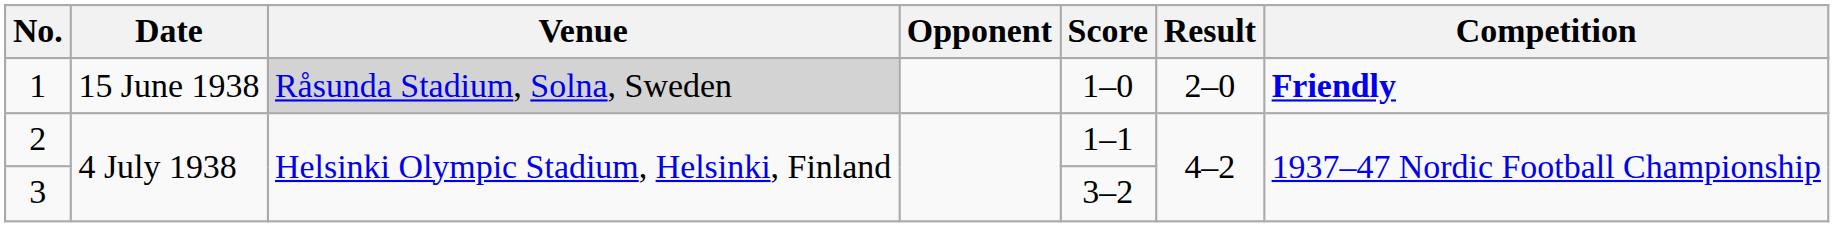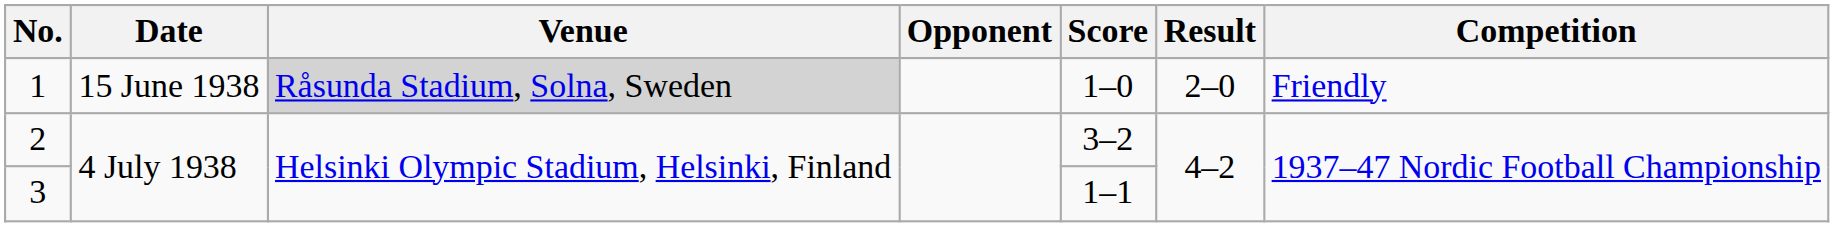(1334, 85) bold -> (1329, 85) normal
(1108, 138) 1–1 -> (1108, 138) 3–2
(1108, 192) 3–2 -> (1108, 192) 1–1
